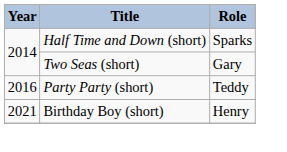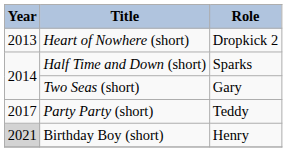+ row: (116, 40)
(22, 88) 2016 -> (22, 111) 2017
(22, 111) no background -> (22, 135) lightgrey background
